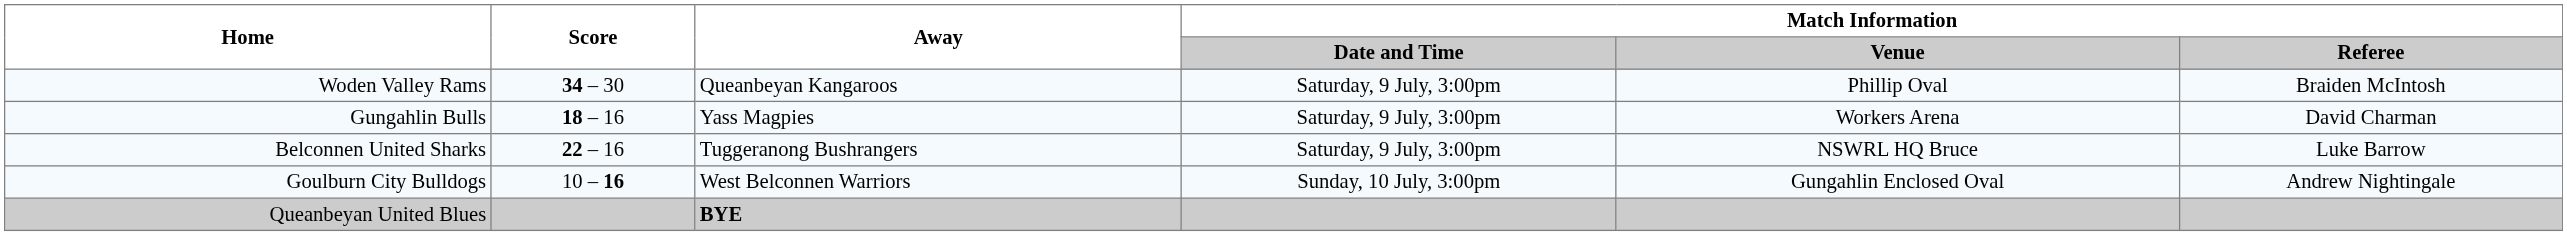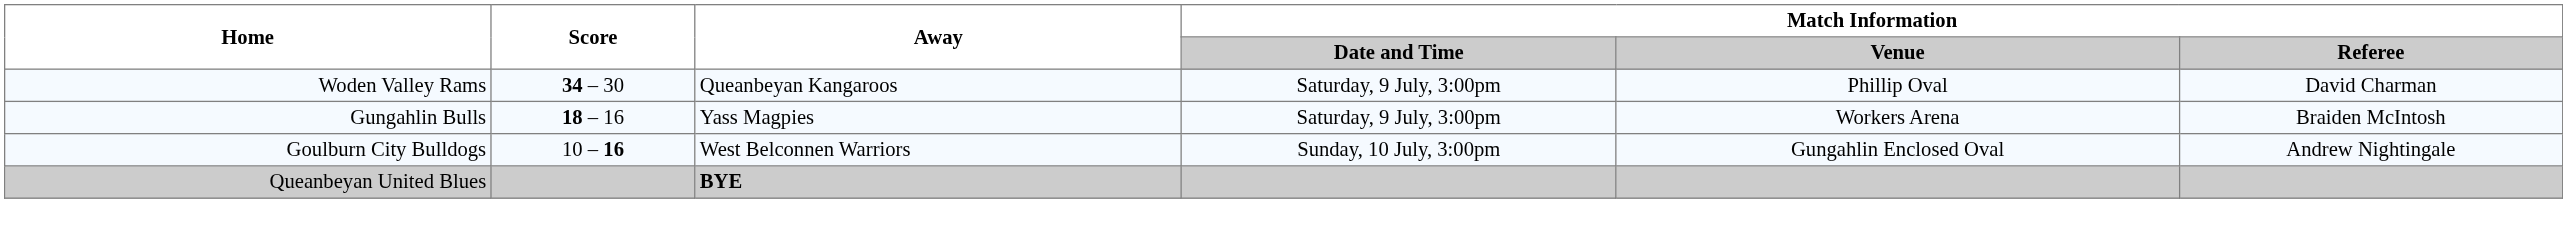(2371, 85) Braiden McIntosh -> (2371, 85) David Charman
(2371, 117) David Charman -> (2371, 117) Braiden McIntosh
- row: (381, 149)
